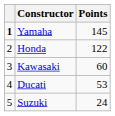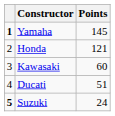(99, 49) 122 -> (99, 49) 121
(102, 84) 53 -> (102, 84) 51
(10, 102) normal -> (10, 102) bold
